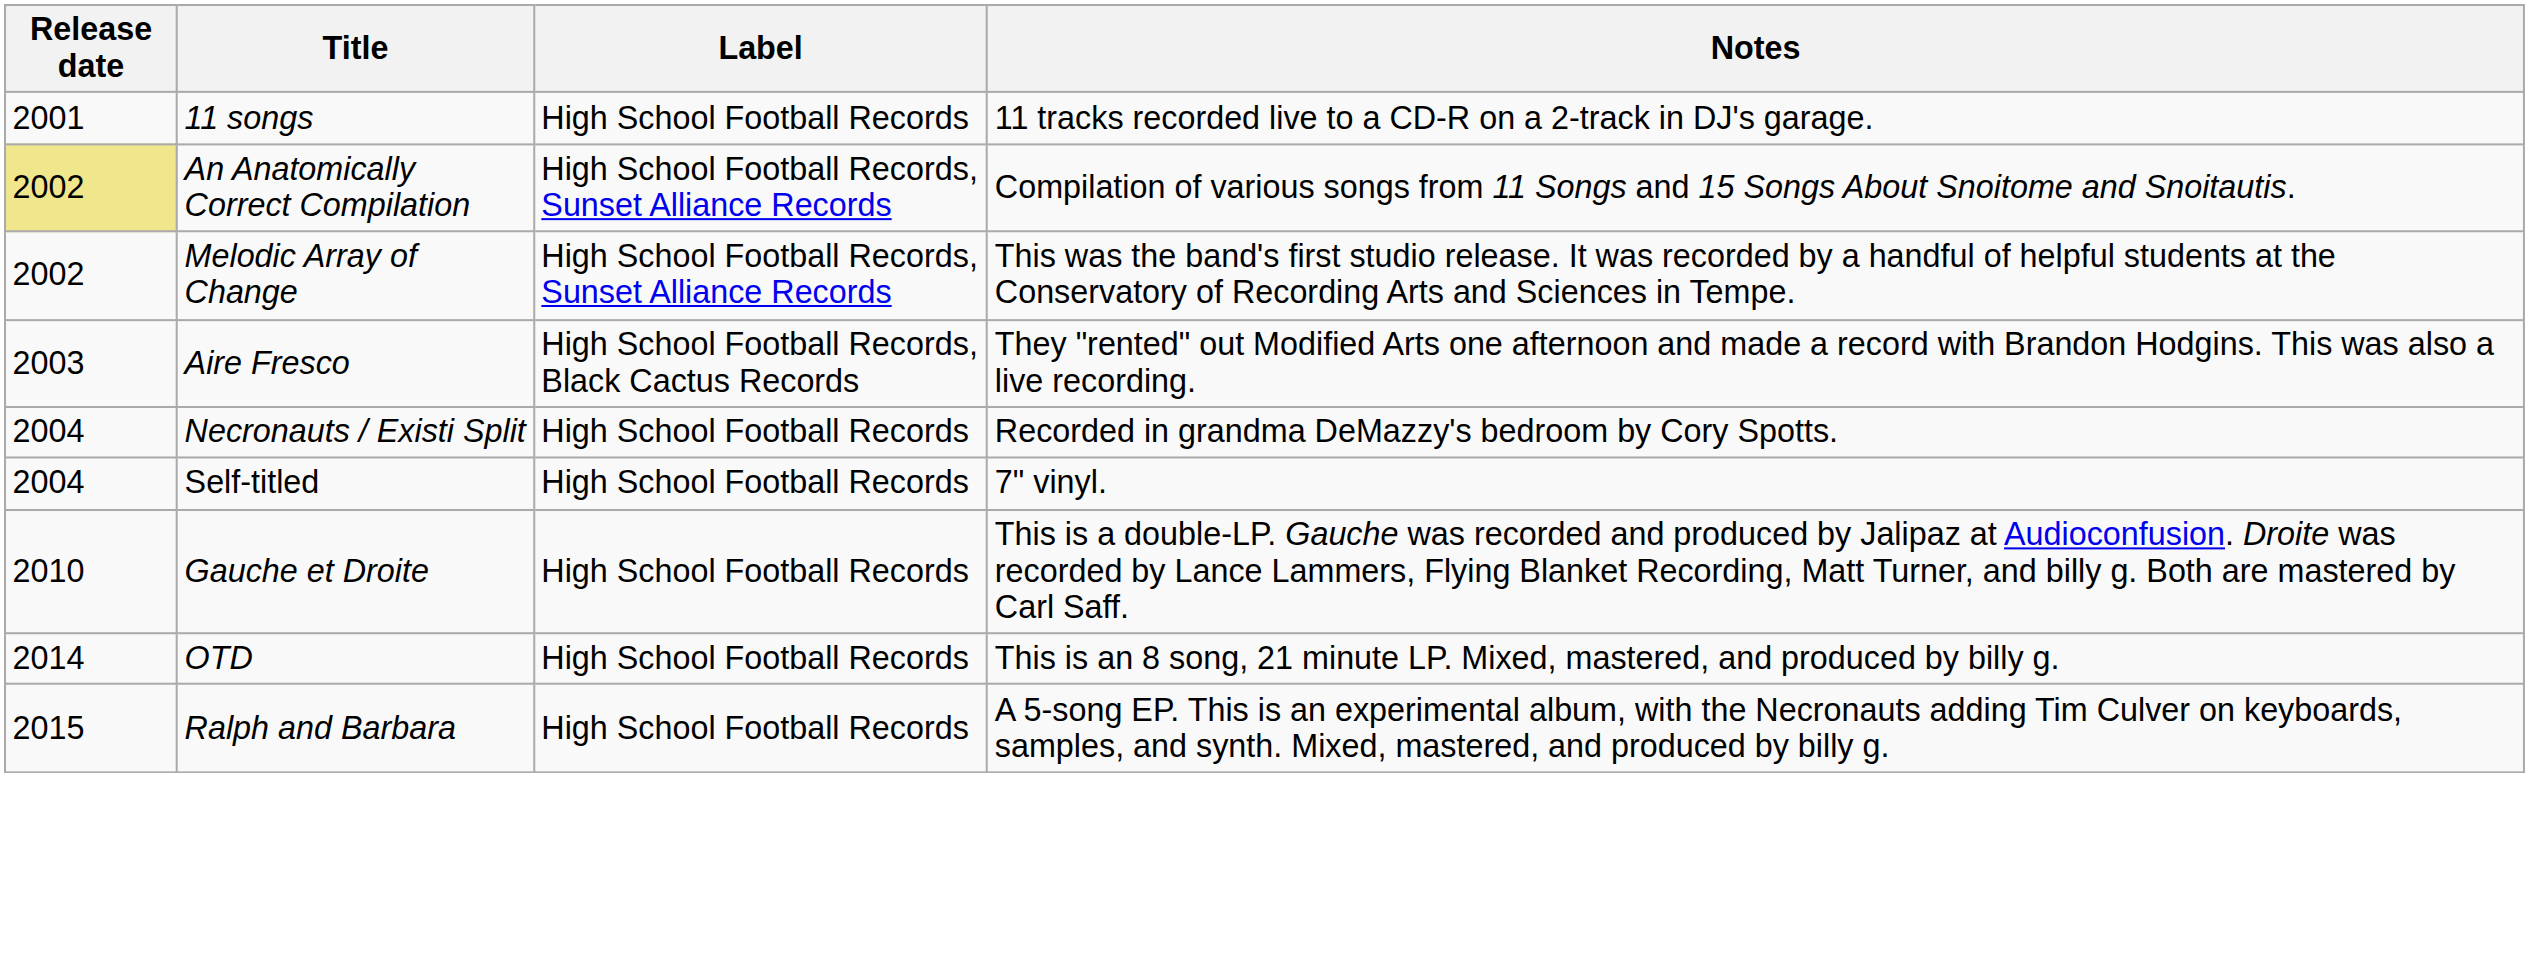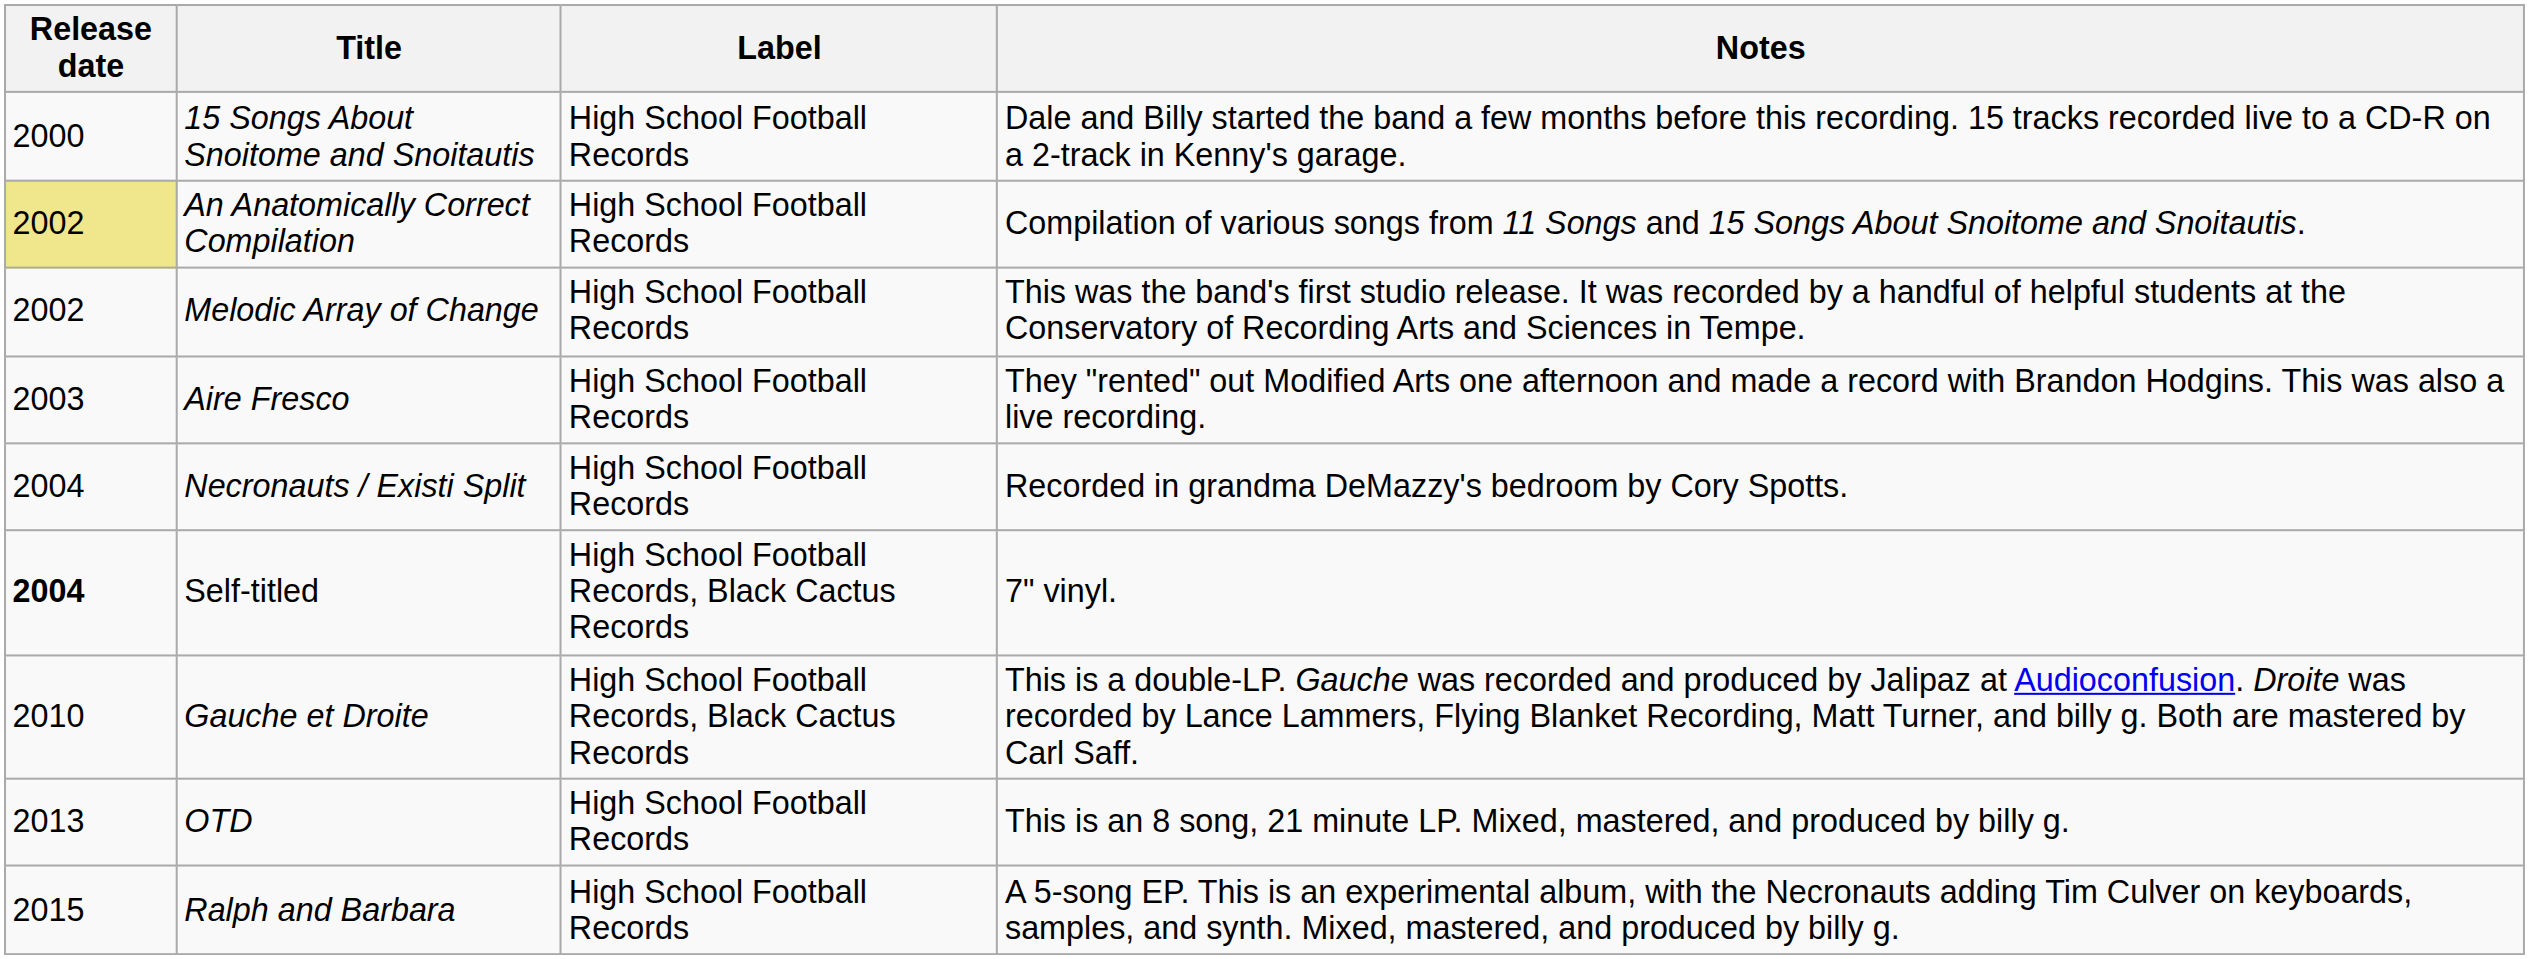+ row: (359, 135)
- row: (249, 117)
(760, 187) High School Football Records, Sunset Alliance Records -> (718, 223) High School Football Records
(760, 274) High School Football Records, Sunset Alliance Records -> (718, 311) High School Football Records
(760, 362) High School Football Records, Black Cactus Records -> (718, 398) High School Football Records
(48, 483) normal -> (48, 592) bold
(755, 483) High School Football Records -> (732, 592) High School Football Records, Black Cactus Records
(755, 570) High School Football Records -> (732, 716) High School Football Records, Black Cactus Records
(48, 658) 2014 -> (48, 821) 2013
